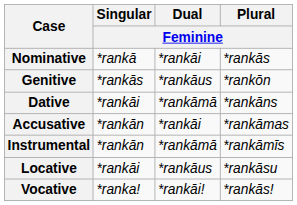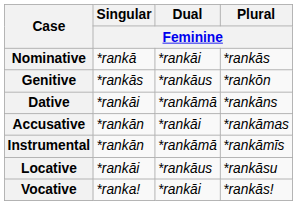(181, 189) *rankāi! -> (179, 189) *rankāi
